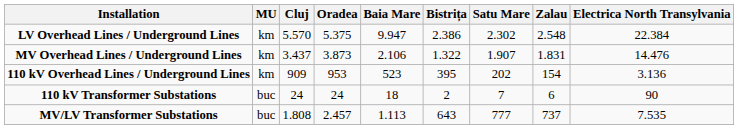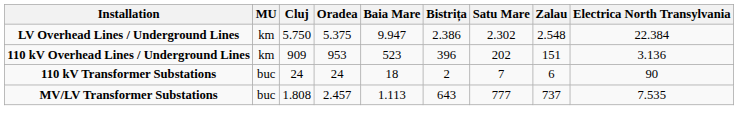(297, 34) 5.570 -> (297, 34) 5.750
- row: (129, 54)
(447, 74) 395 -> (447, 54) 396
(551, 74) 154 -> (551, 54) 151
